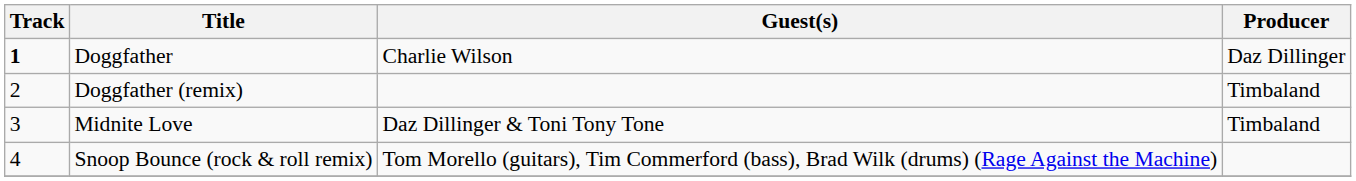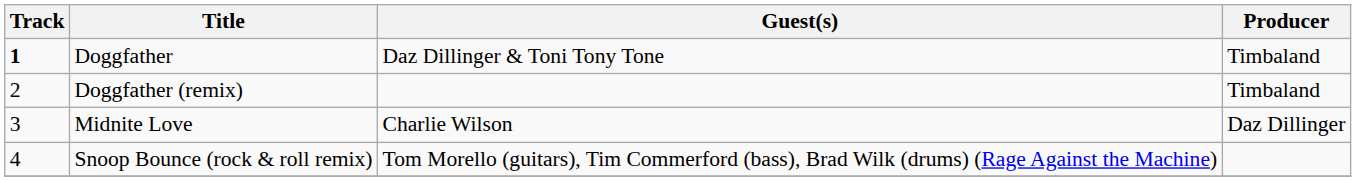(448, 55) Charlie Wilson -> (523, 55) Daz Dillinger & Toni Tony Tone
(1286, 55) Daz Dillinger -> (1274, 55) Timbaland
(523, 124) Daz Dillinger & Toni Tony Tone -> (448, 124) Charlie Wilson
(1274, 124) Timbaland -> (1286, 124) Daz Dillinger
